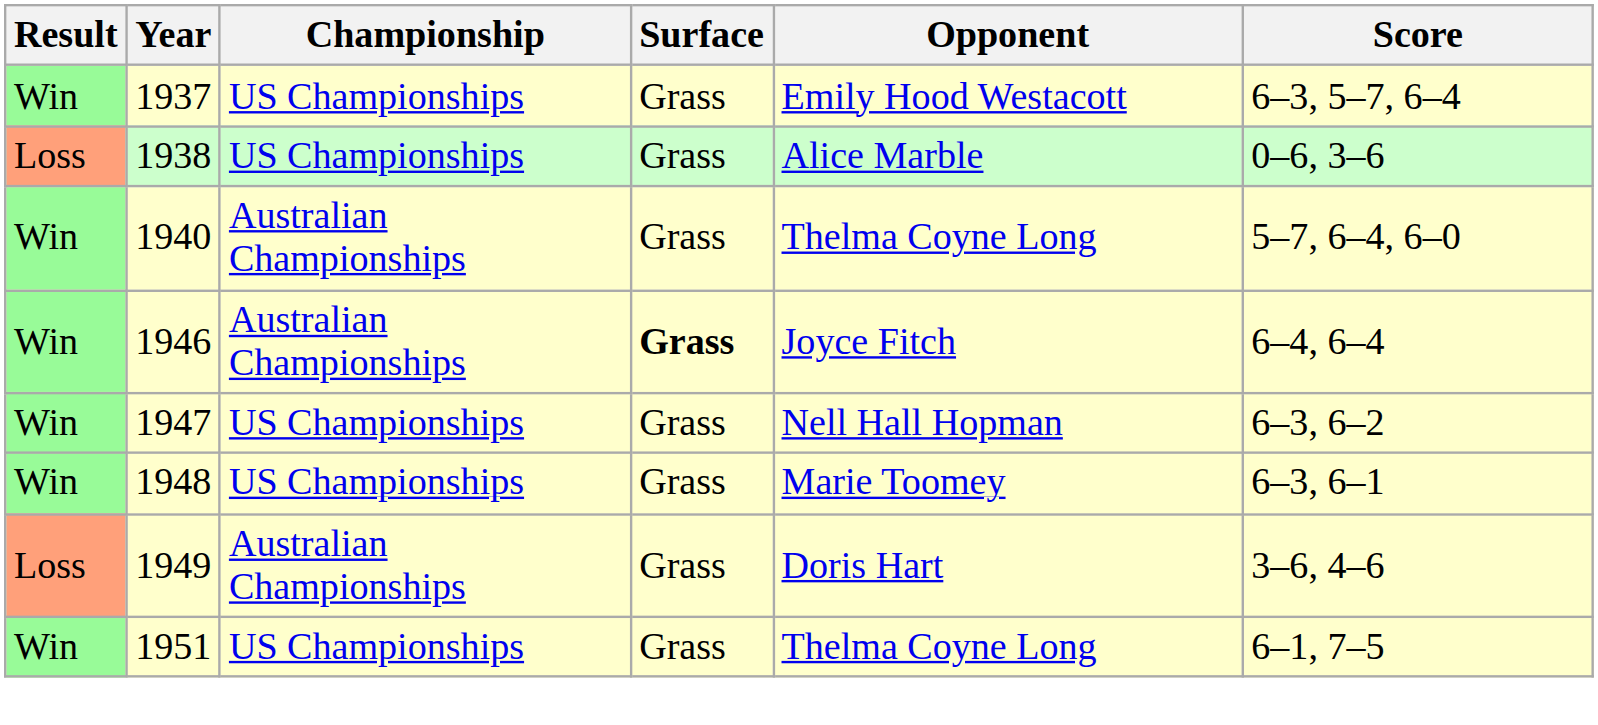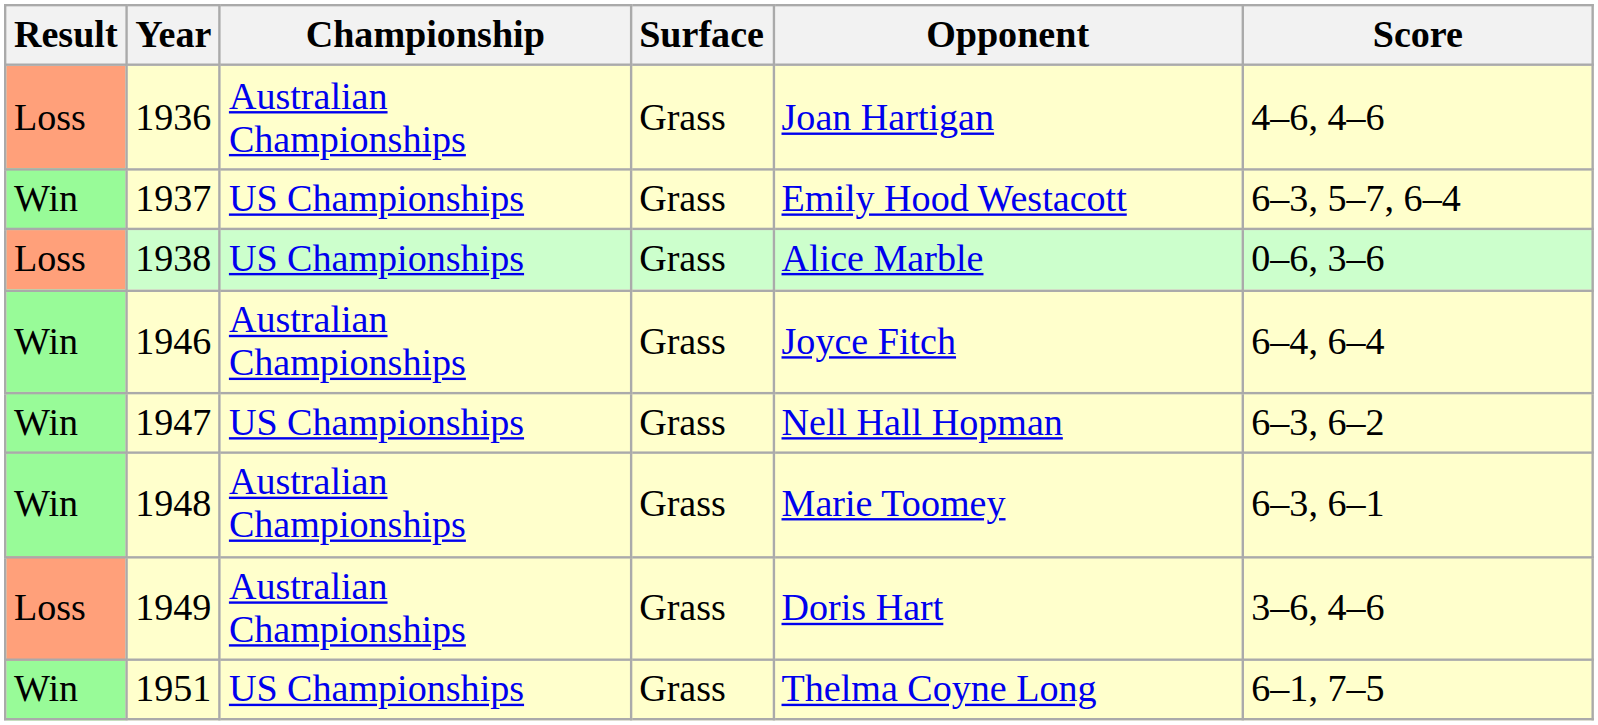+ row: (173, 116)
- row: (173, 237)
(687, 340) bold -> (683, 340) normal
(376, 482) US Championships -> (347, 504) Australian Championships
